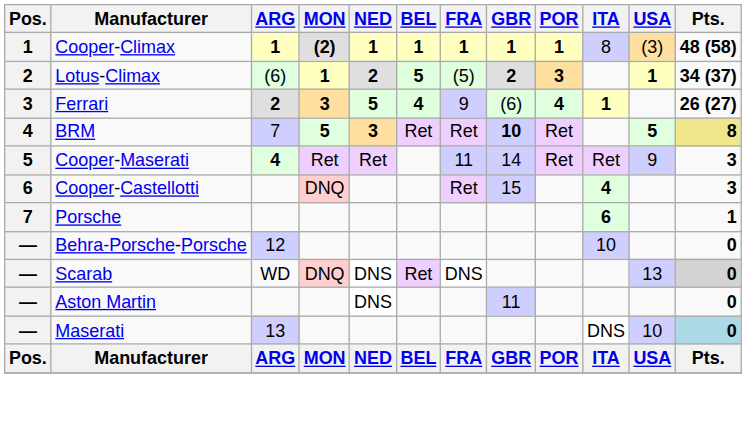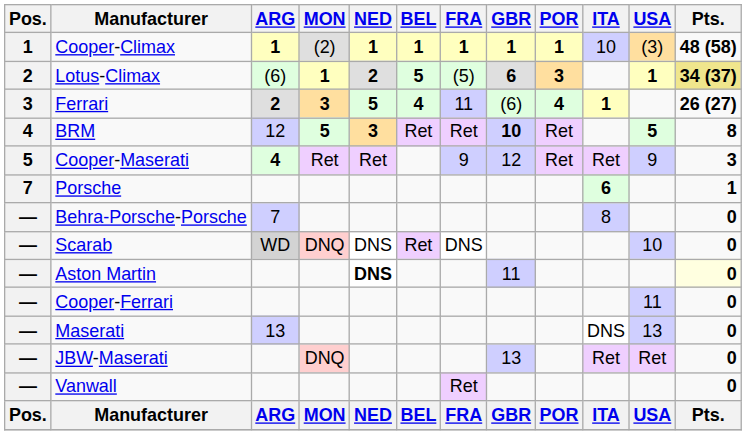(325, 47) bold -> (325, 47) normal
(606, 47) 8 -> (606, 47) 10
(511, 75) 2 -> (511, 75) 6
(708, 75) no background -> (708, 75) khaki background
(464, 103) 9 -> (464, 103) 11
(275, 132) 7 -> (275, 132) 12
(732, 132) khaki background -> (732, 132) no background
(464, 160) 11 -> (464, 160) 9
(511, 160) 14 -> (511, 160) 12
- row: (127, 188)
(275, 245) 12 -> (275, 216) 7
(606, 245) 10 -> (606, 216) 8
(275, 273) no background -> (275, 245) lightgrey background
(652, 273) 13 -> (652, 245) 10
(732, 273) lightgrey background -> (732, 245) no background
(373, 301) normal -> (373, 273) bold
(732, 301) no background -> (732, 273) lightyellow background
+ row: (114, 301)
(652, 330) 10 -> (652, 330) 13
(732, 330) lightblue background -> (732, 330) no background
+ row: (111, 358)
+ row: (86, 386)
